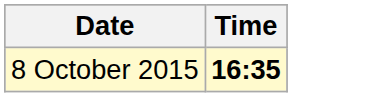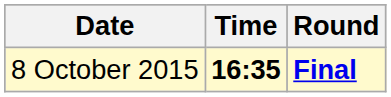+ column: (336, 26)
